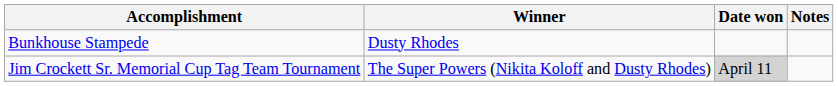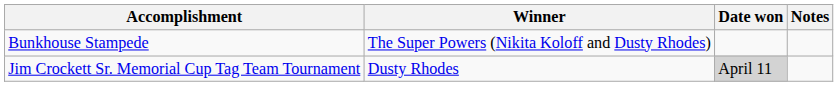(413, 42) Dusty Rhodes -> (539, 42) The Super Powers (Nikita Koloff and Dusty Rhodes)
(539, 68) The Super Powers (Nikita Koloff and Dusty Rhodes) -> (413, 68) Dusty Rhodes
